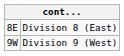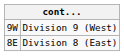rows swapped: (70, 28) <-> (70, 43)
